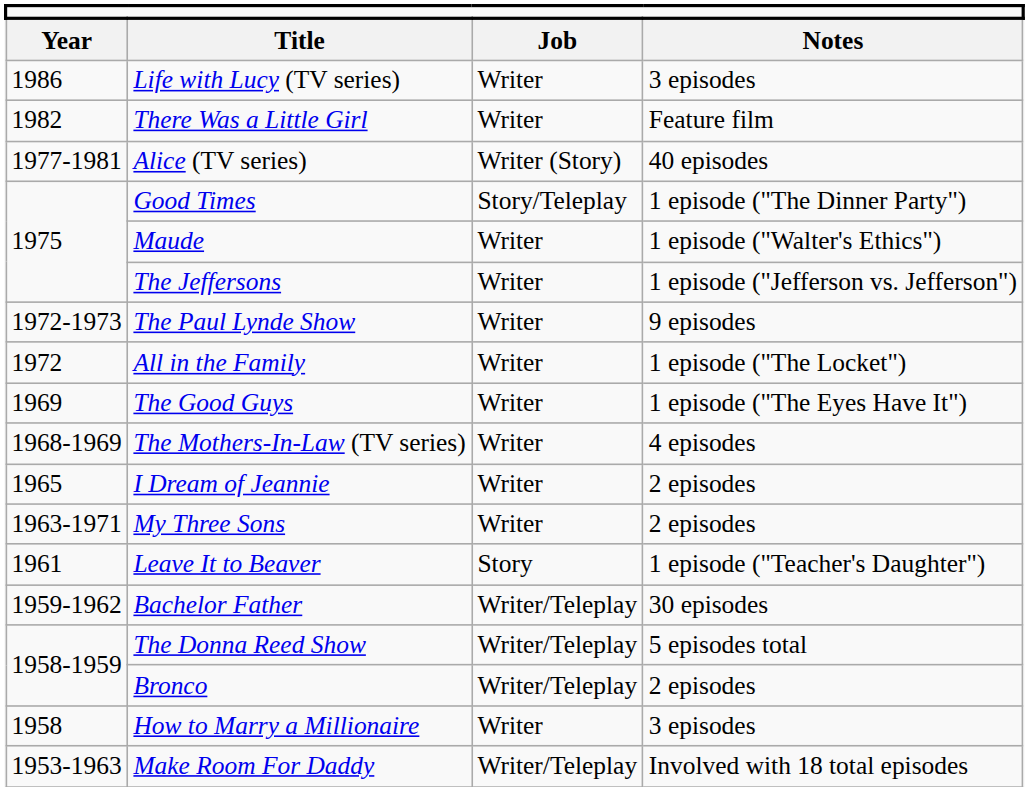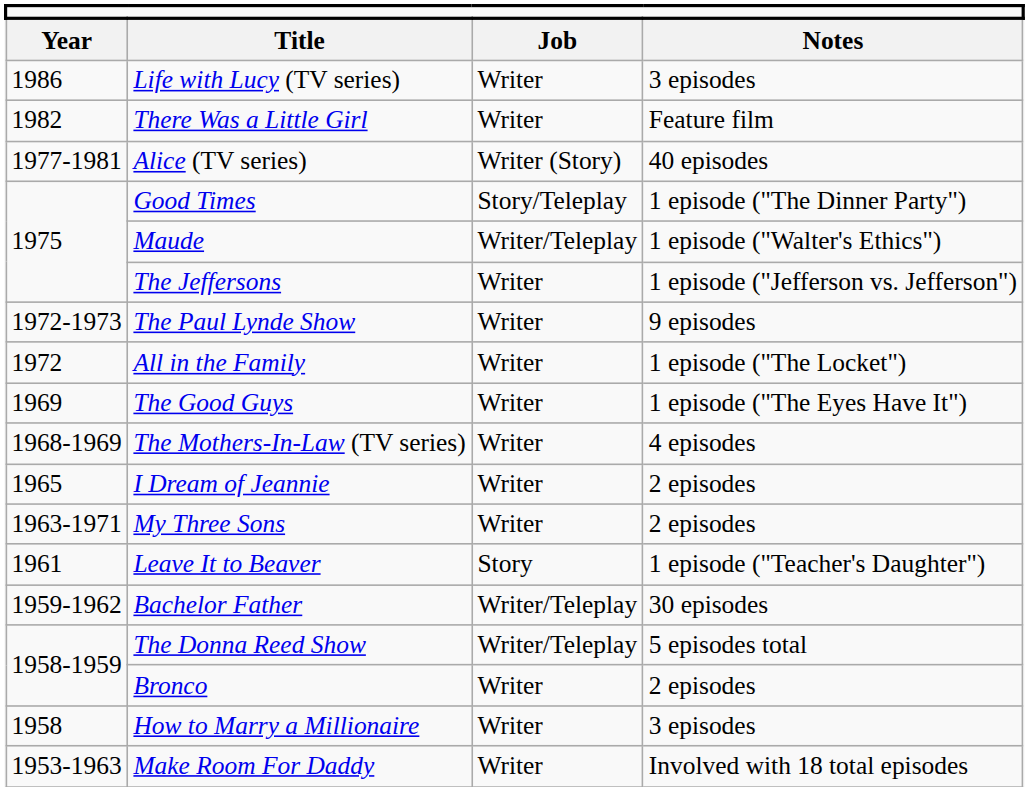(510, 241) Writer -> (557, 241) Writer/Teleplay
(557, 685) Writer/Teleplay -> (510, 685) Writer
(557, 765) Writer/Teleplay -> (510, 765) Writer
